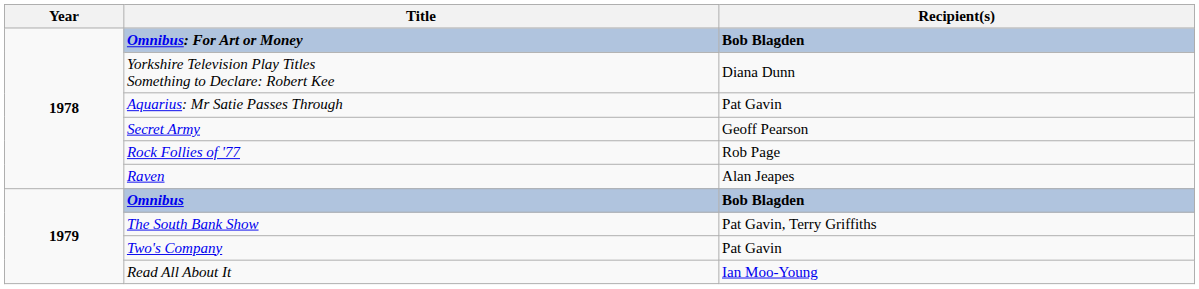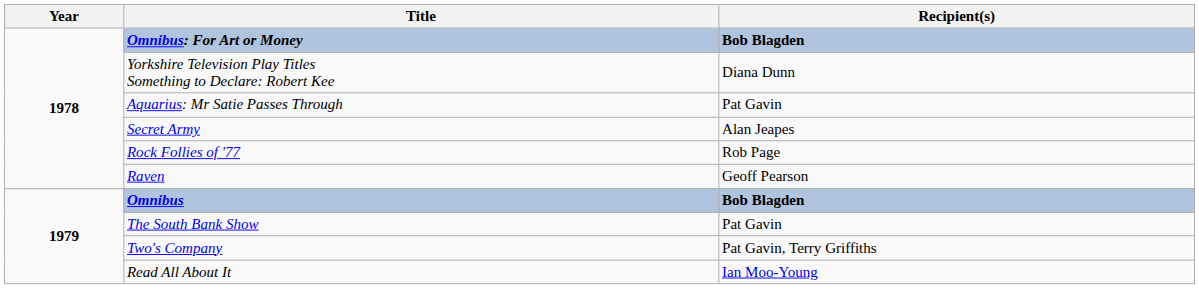(765, 128) Geoff Pearson -> (758, 128) Alan Jeapes
(758, 176) Alan Jeapes -> (765, 176) Geoff Pearson
(799, 224) Pat Gavin, Terry Griffiths -> (752, 224) Pat Gavin
(752, 248) Pat Gavin -> (799, 248) Pat Gavin, Terry Griffiths
